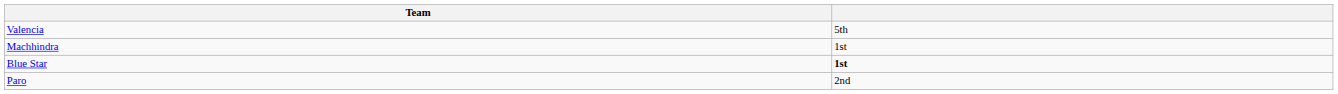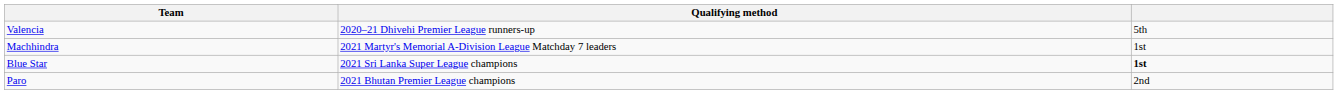+ column: (734, 13)
